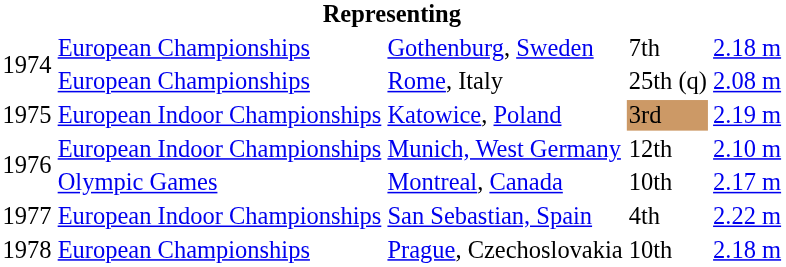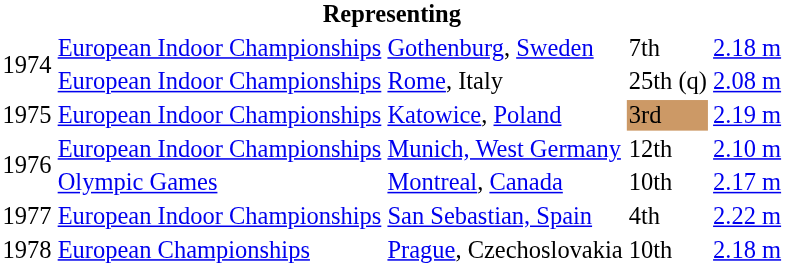(184, 47) European Championships -> (219, 47) European Indoor Championships
(184, 81) European Championships -> (219, 81) European Indoor Championships
